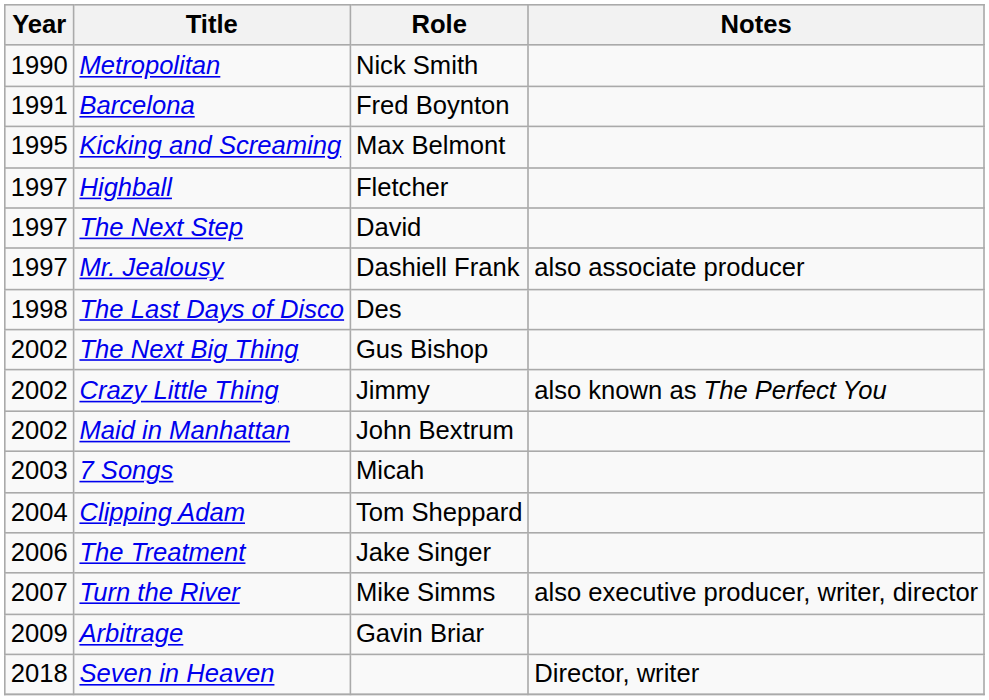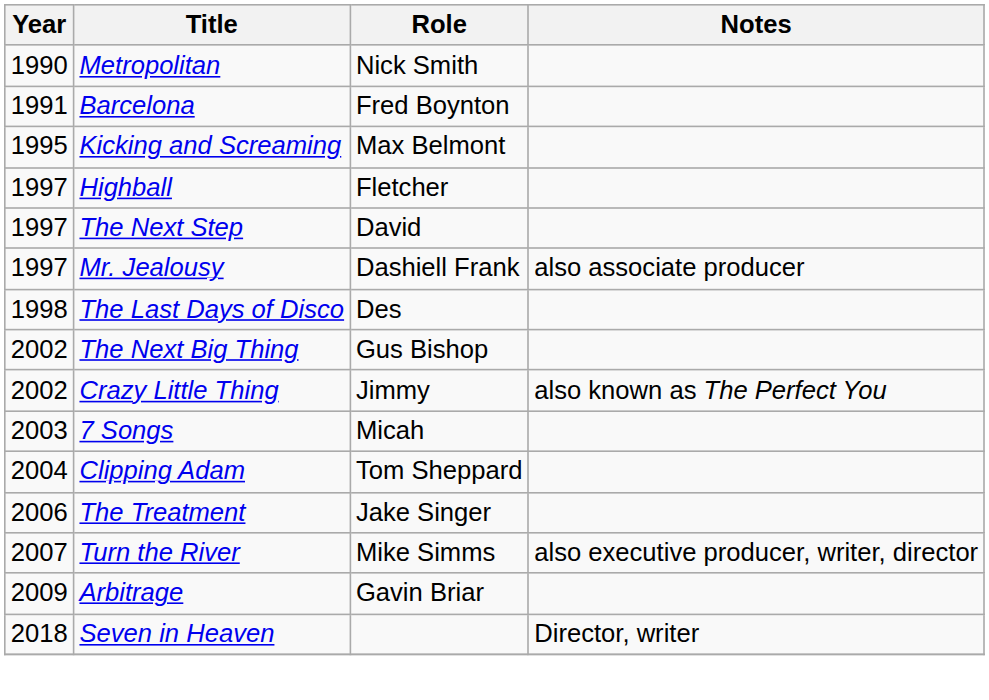- row: (185, 430)
